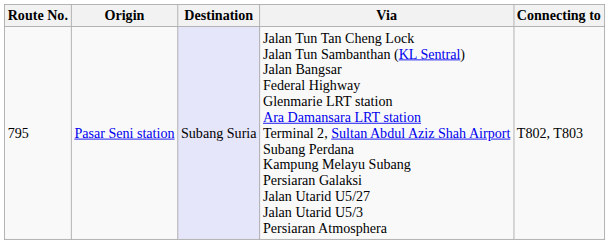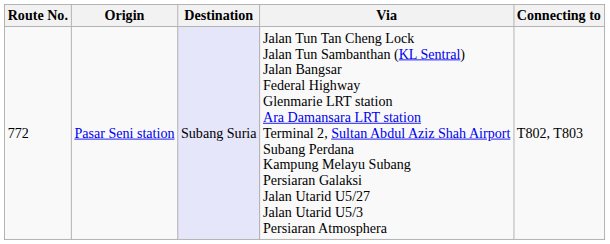(18, 133) 795 -> (18, 133) 772
